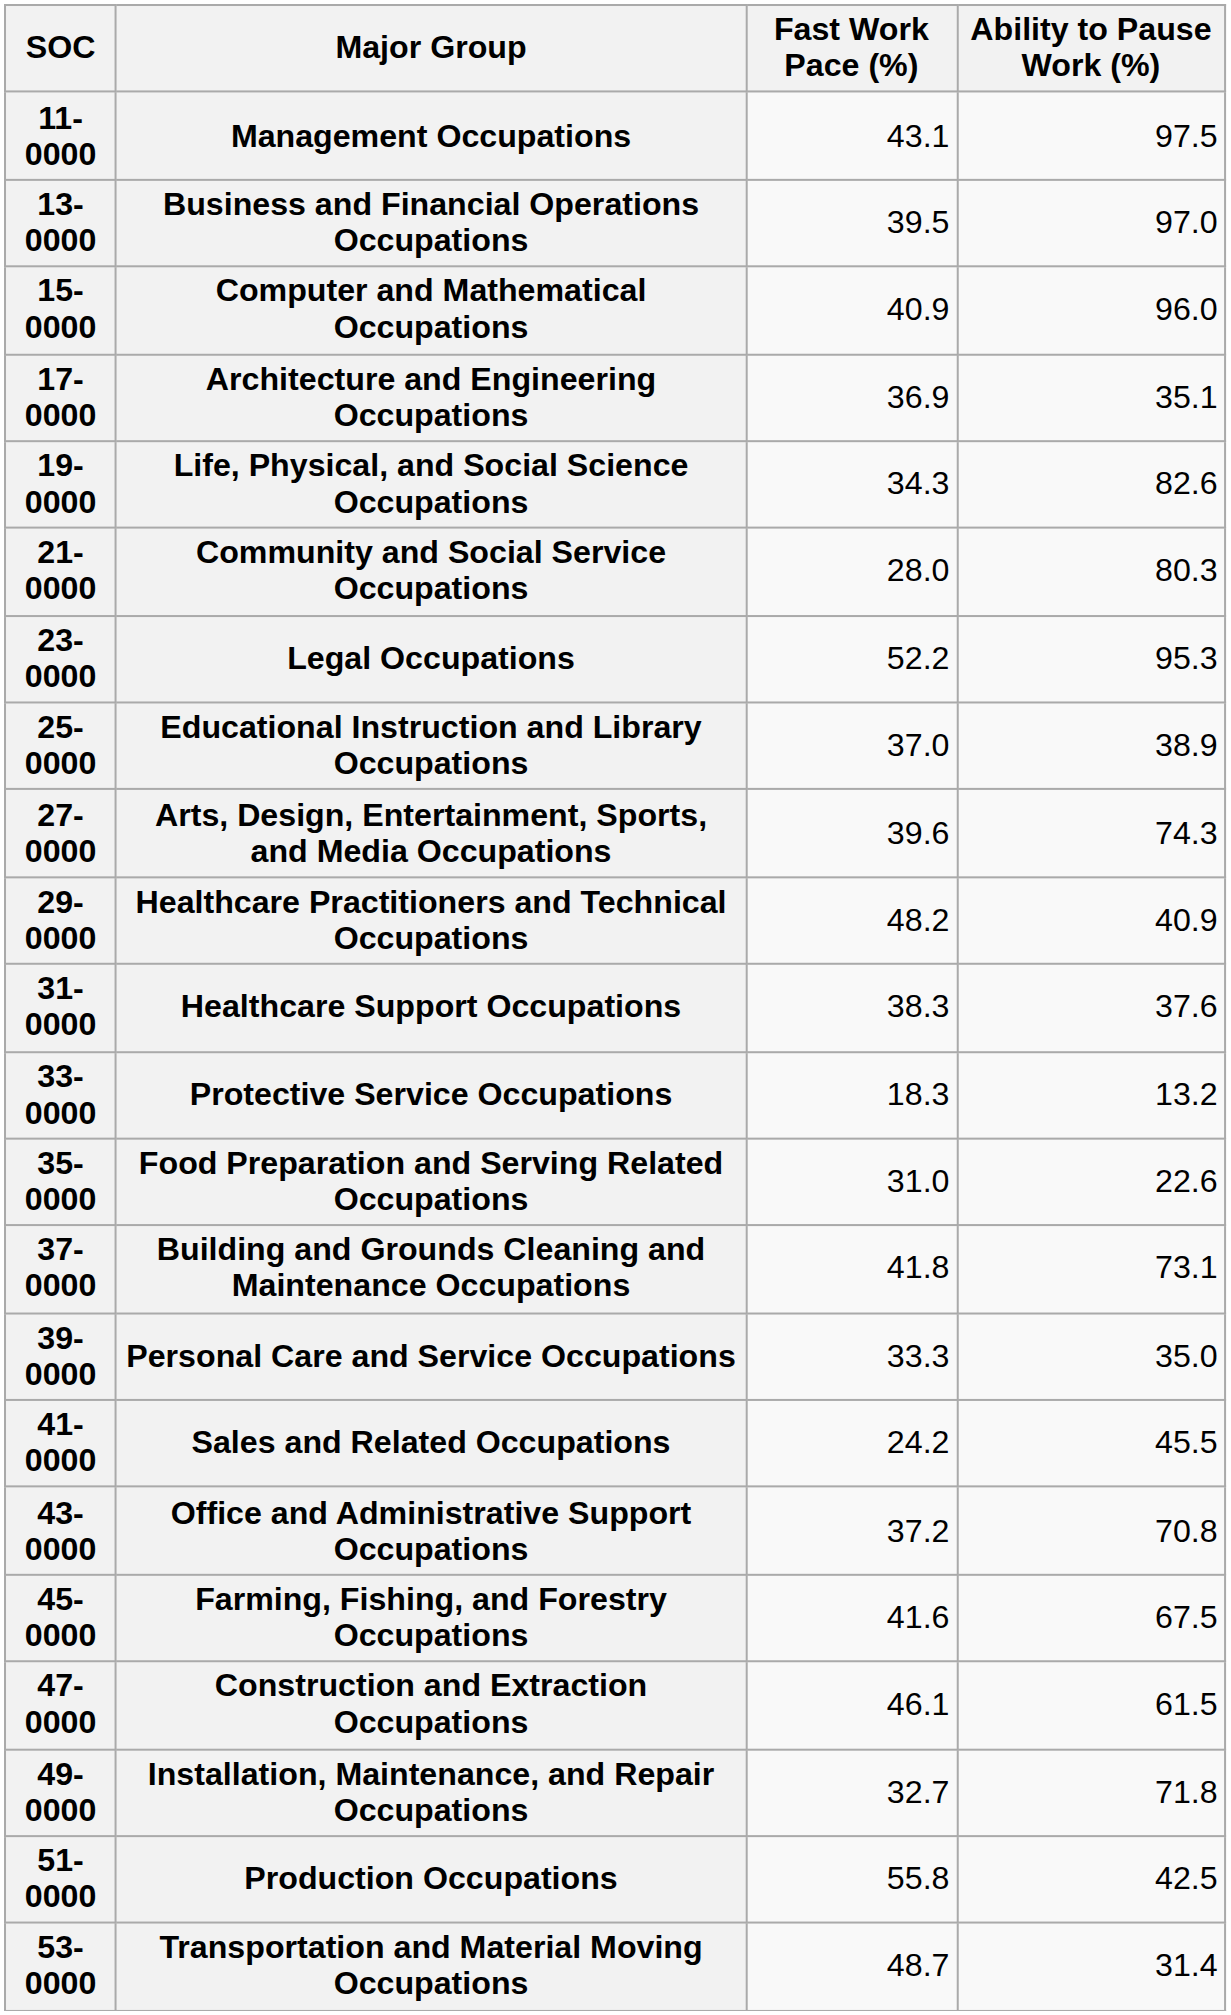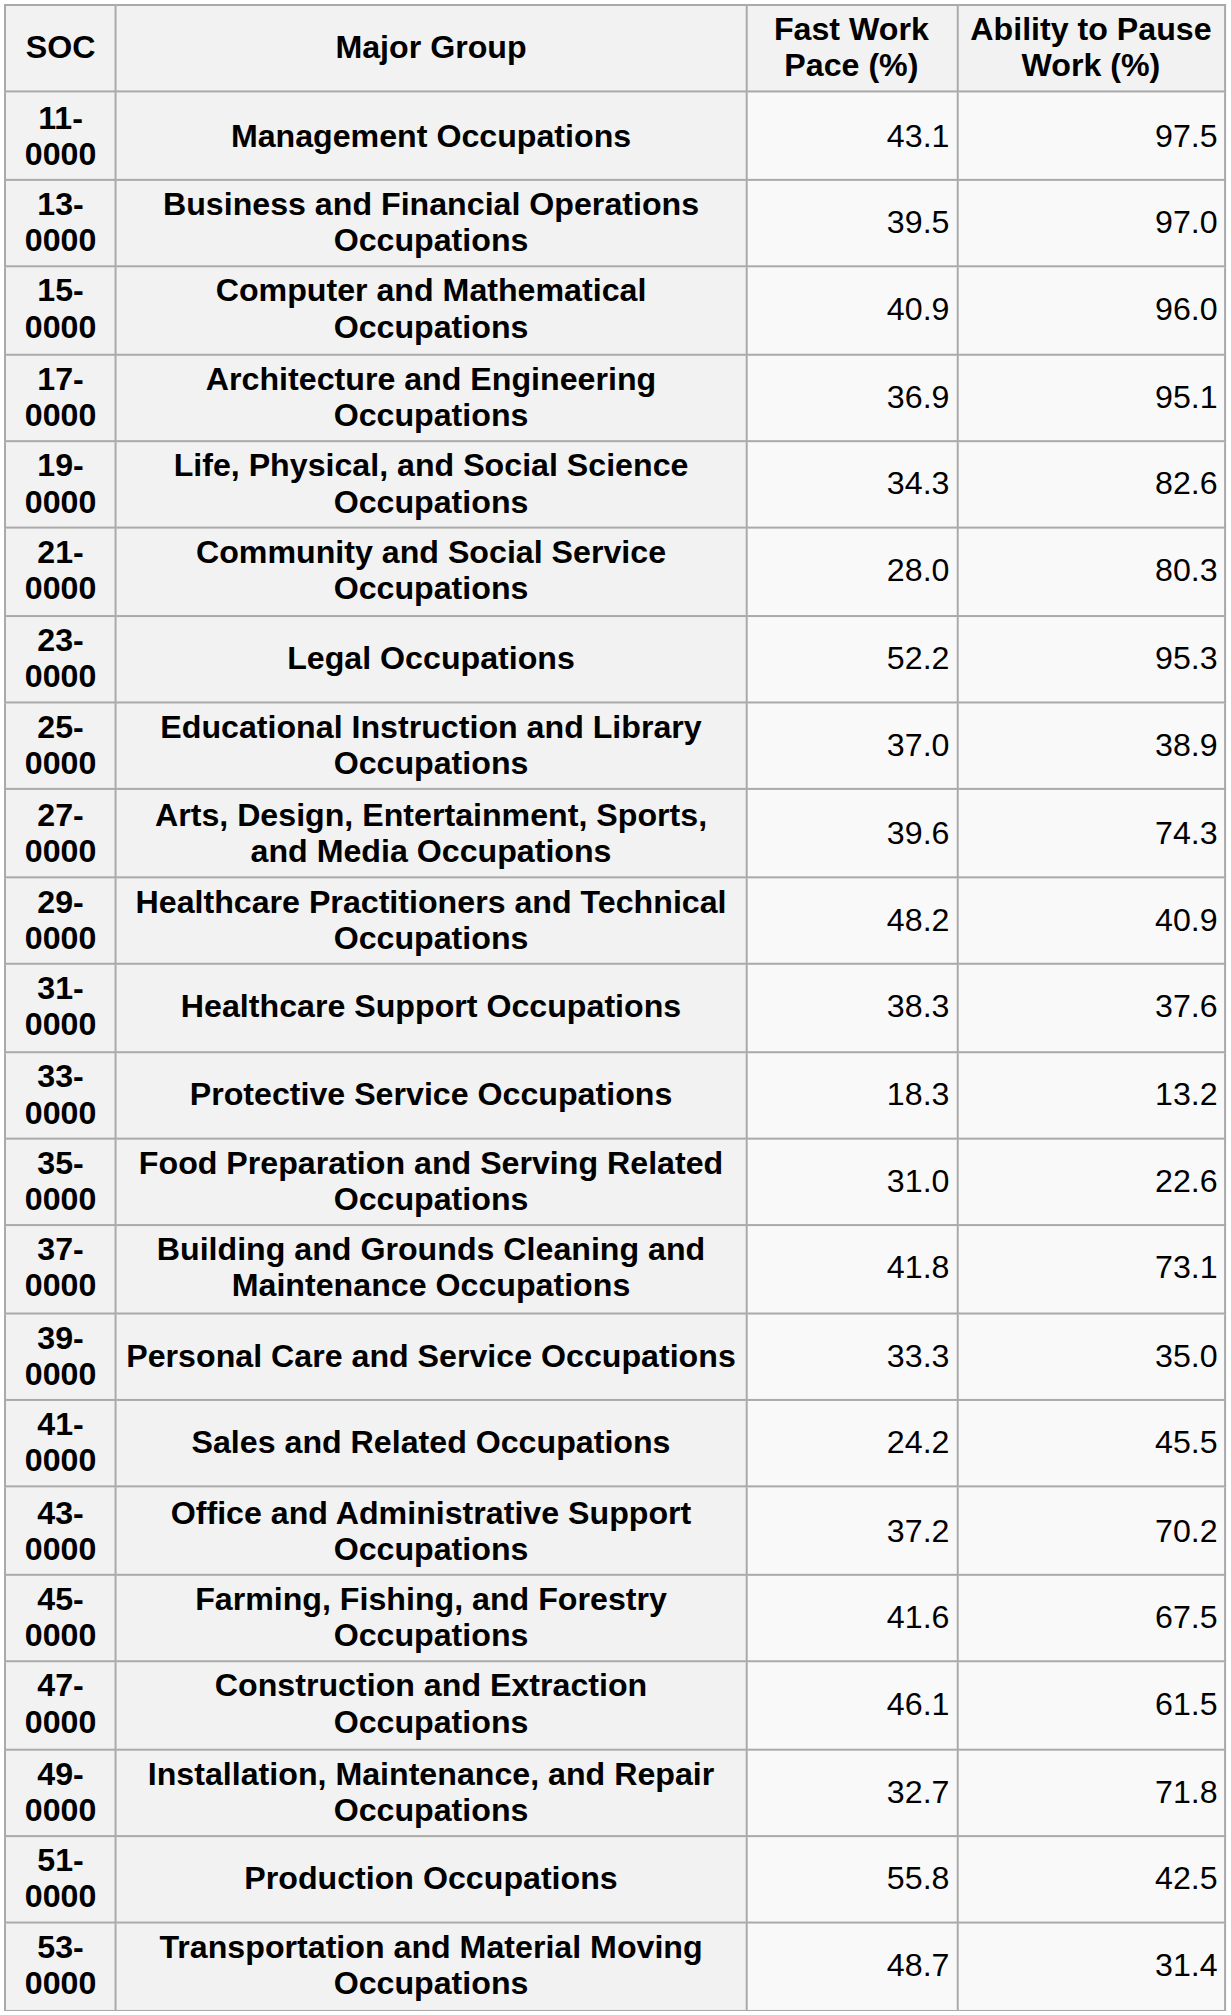(1186, 396) 35.1 -> (1186, 396) 95.1
(1186, 1530) 70.8 -> (1186, 1530) 70.2
